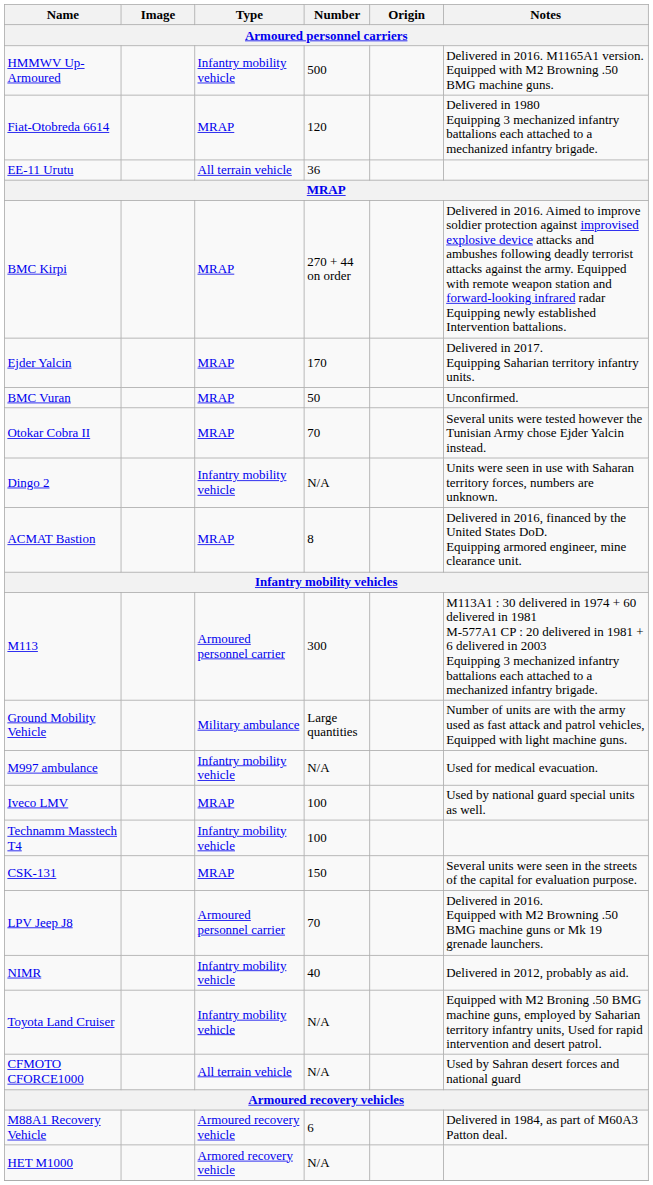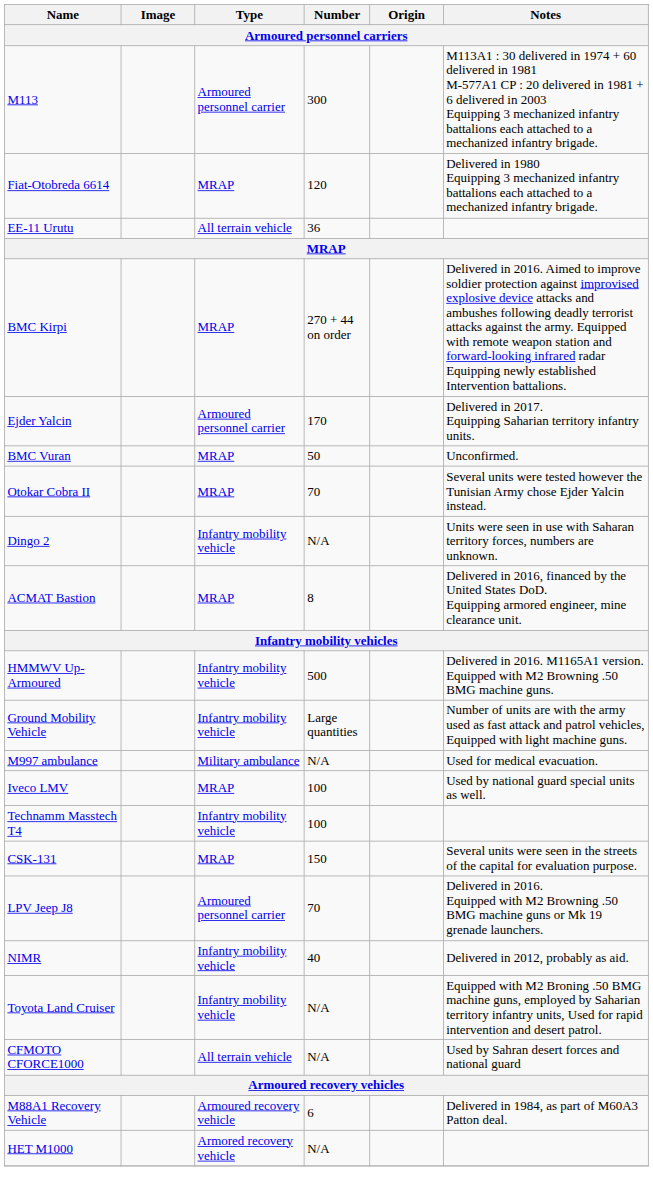rows swapped: (23, 646) <-> (46, 70)
(216, 362) MRAP -> (241, 421) Armoured personnel carrier
(248, 725) Military ambulance -> (242, 725) Infantry mobility vehicle
(242, 767) Infantry mobility vehicle -> (248, 760) Military ambulance
